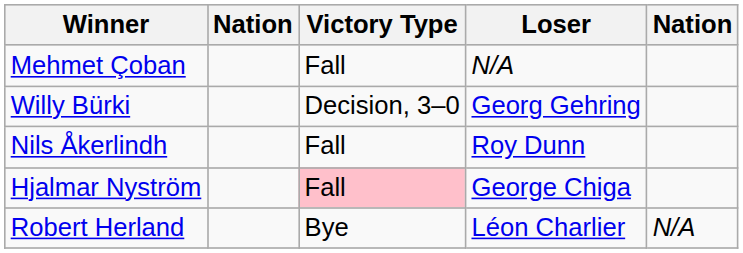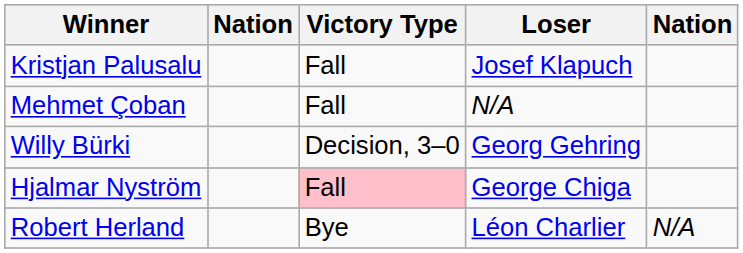+ row: (106, 65)
- row: (89, 146)
